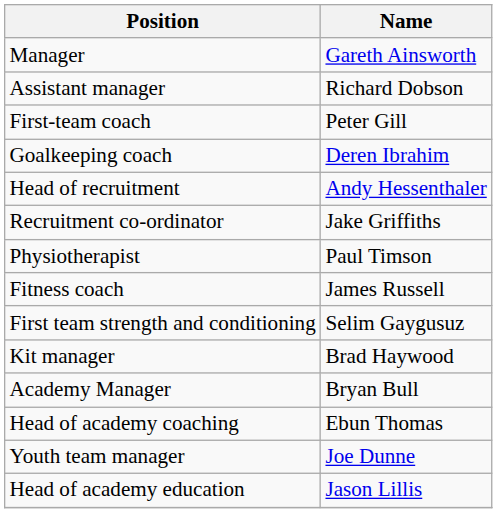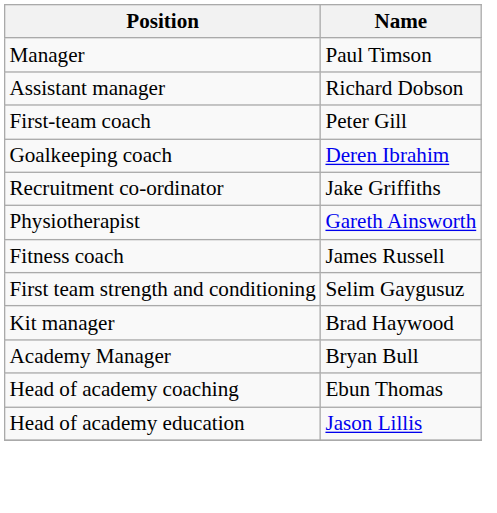(401, 54) Gareth Ainsworth -> (379, 54) Paul Timson
- row: (95, 188)
(379, 255) Paul Timson -> (401, 222) Gareth Ainsworth
- row: (97, 456)
